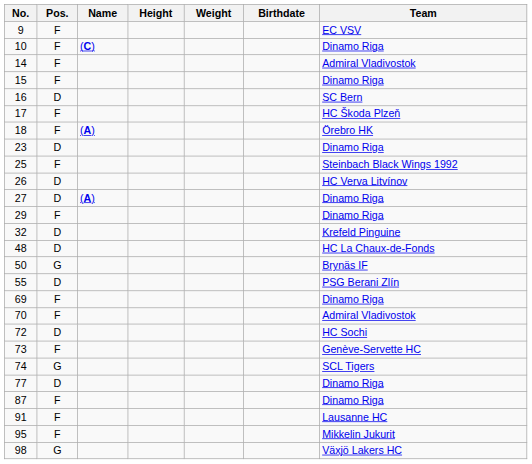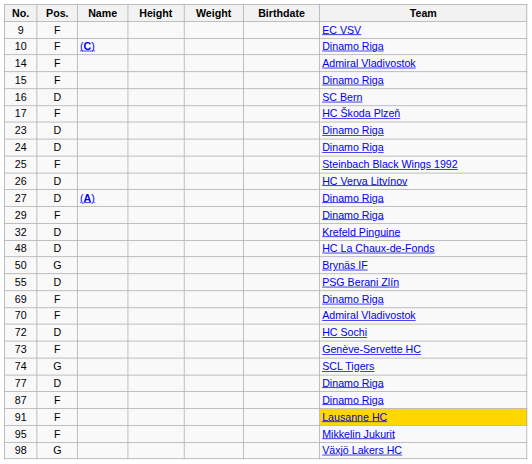- row: (21, 131)
+ row: (21, 148)
(355, 417) no background -> (355, 417) gold background
